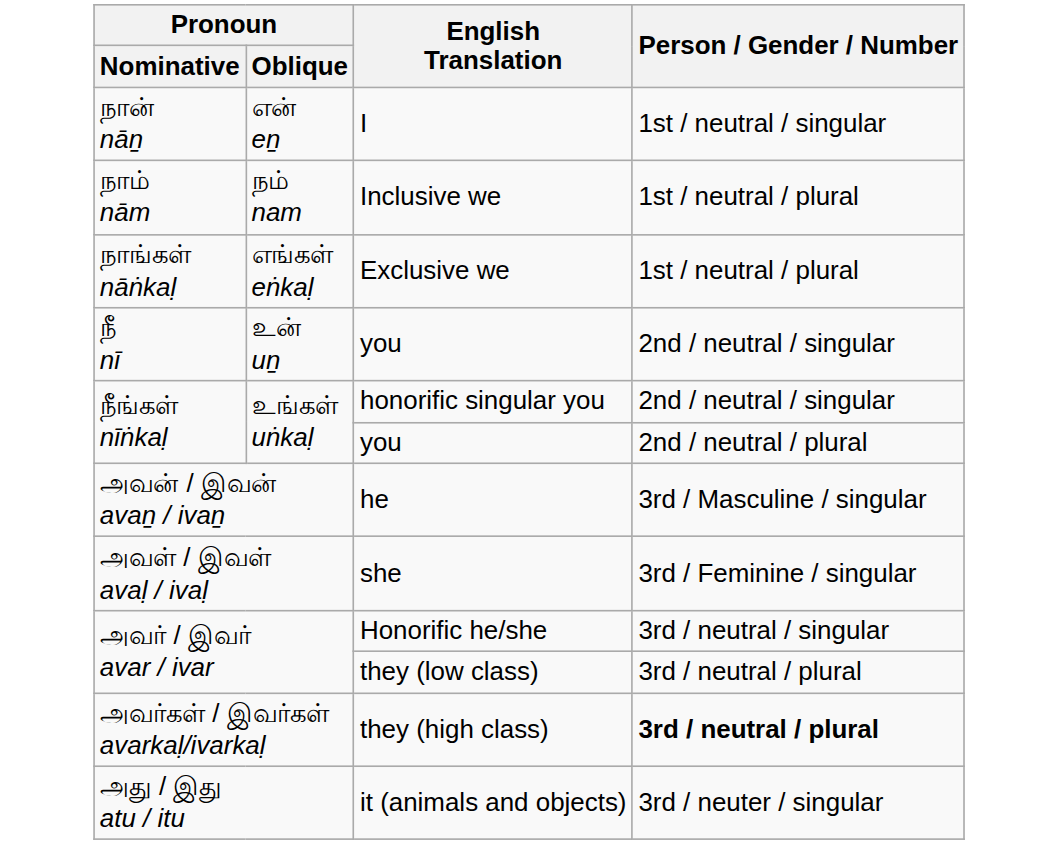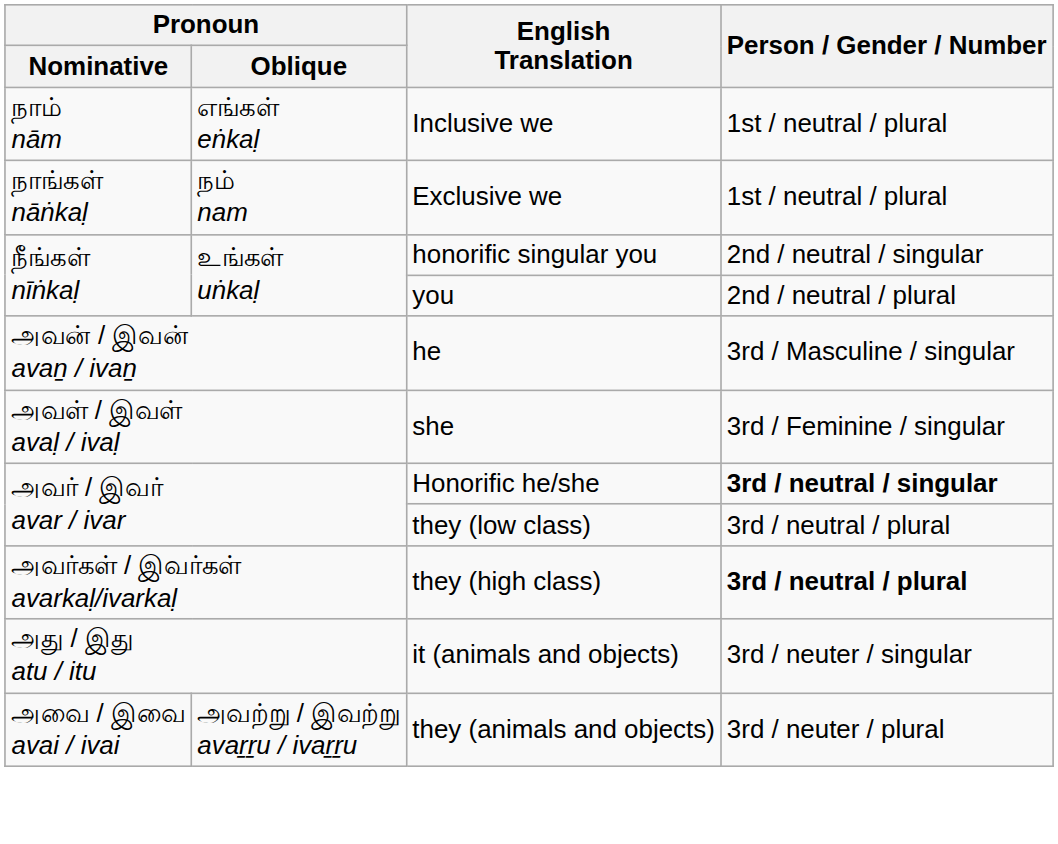- row: (127, 123)
(277, 196) நம் nam -> (238, 123) எங்கள் eṅkaḷ
(292, 270) எங்கள் eṅkaḷ -> (223, 196) நம் nam
- row: (110, 343)
(764, 630) normal -> (862, 483) bold
+ row: (98, 728)
